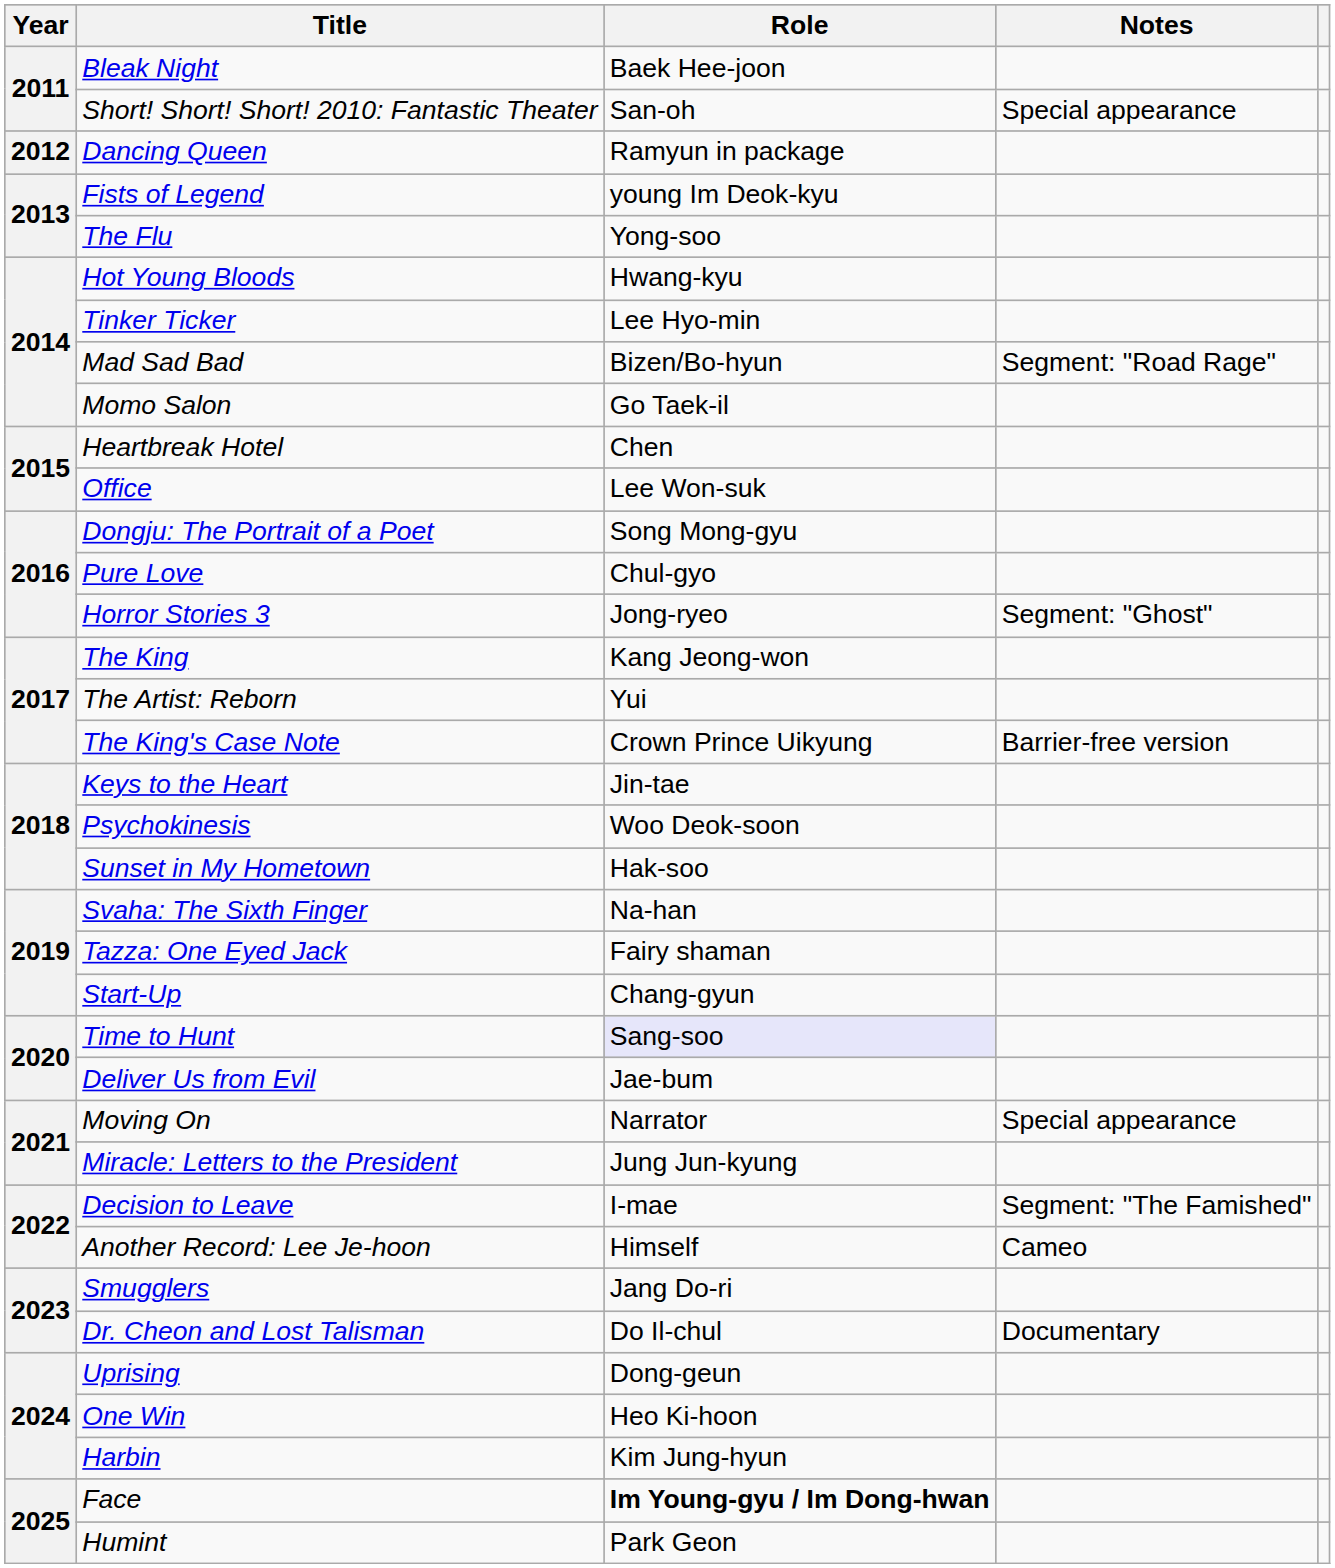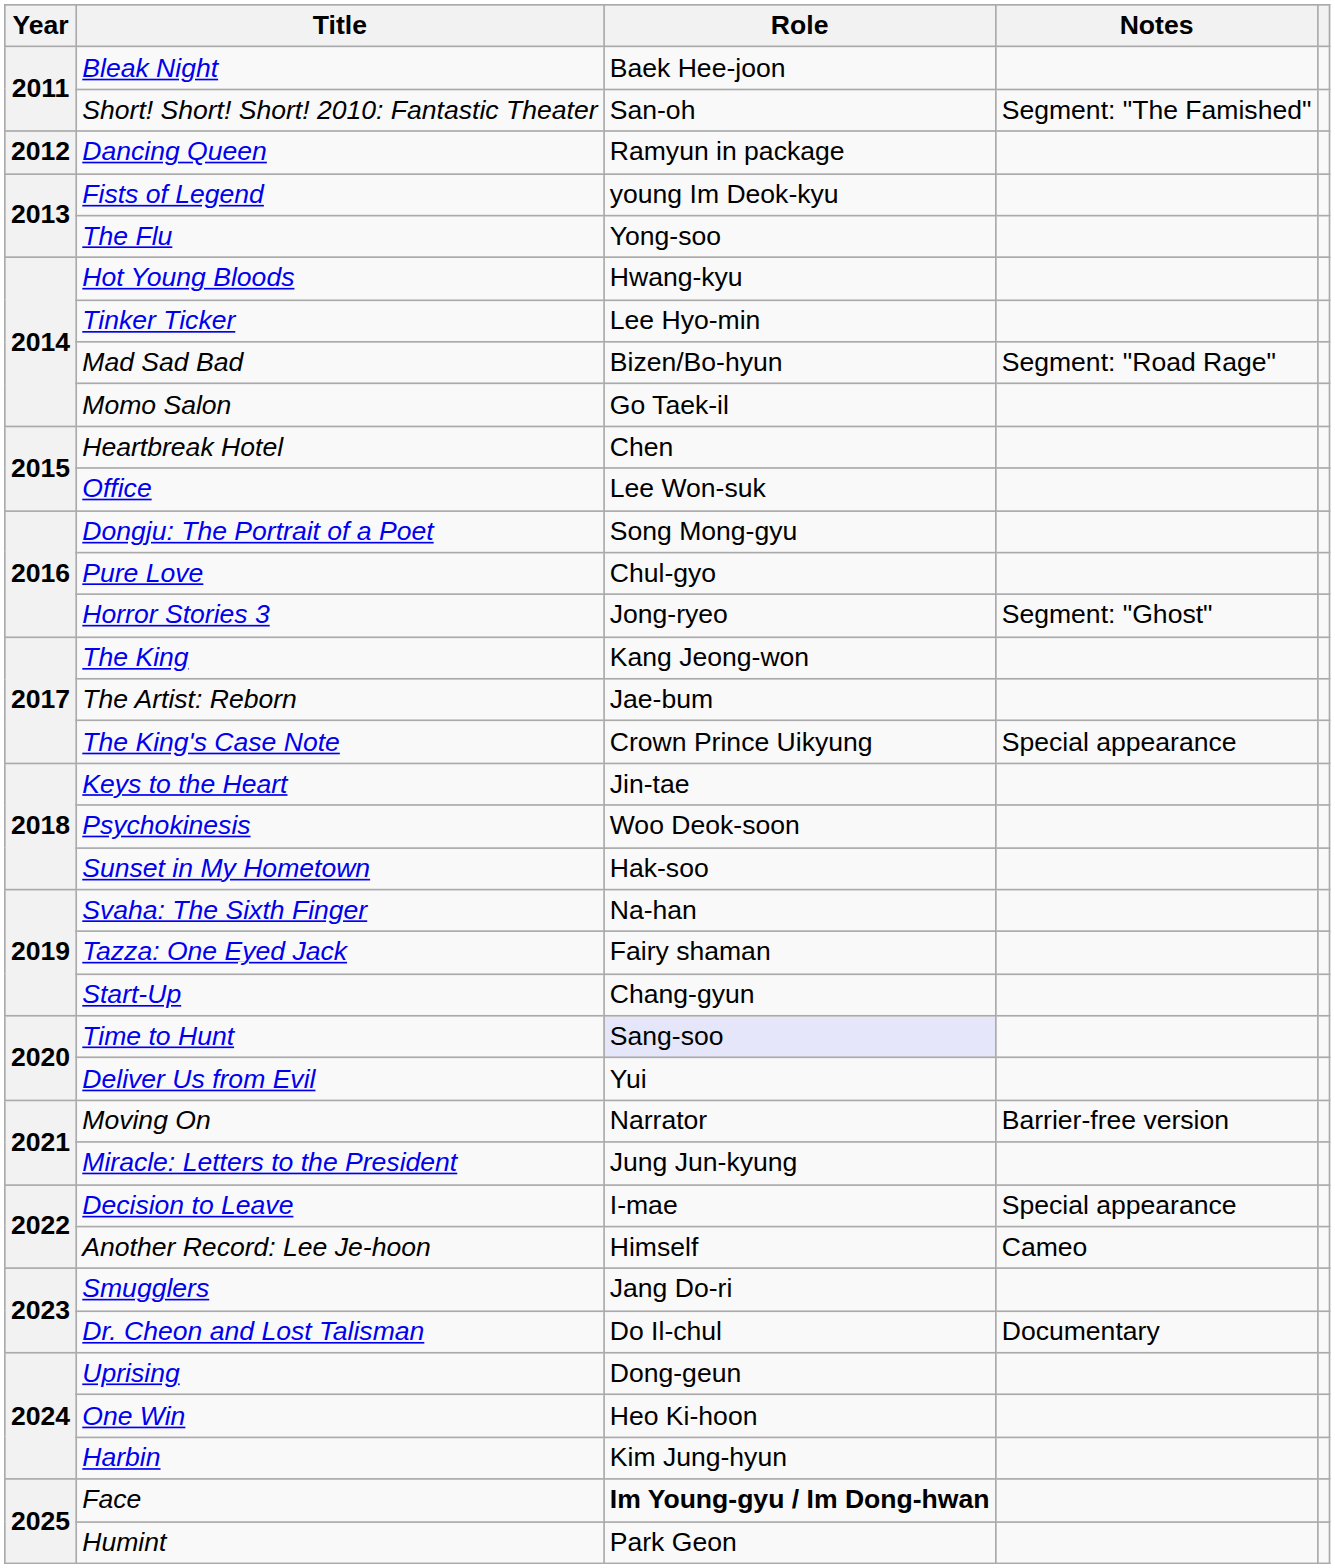(1119, 109) Special appearance -> (1157, 109) Segment: "The Famished"
(628, 699) Yui -> (661, 699) Jae-bum
(1115, 741) Barrier-free version -> (1119, 741) Special appearance
(661, 1078) Jae-bum -> (628, 1078) Yui
(1119, 1120) Special appearance -> (1115, 1120) Barrier-free version
(1157, 1204) Segment: "The Famished" -> (1119, 1204) Special appearance
